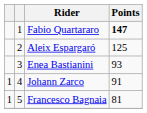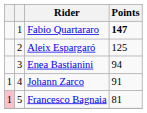(117, 64) 93 -> (117, 64) 94
(9, 99) no background -> (9, 99) pink background
